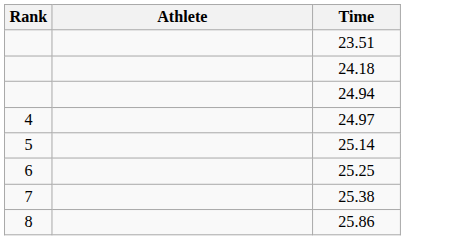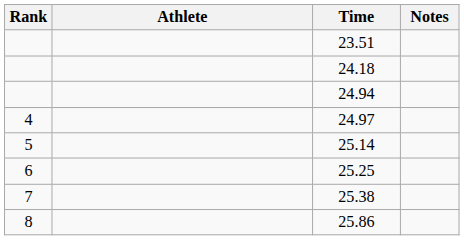+ column: (430, 17)
